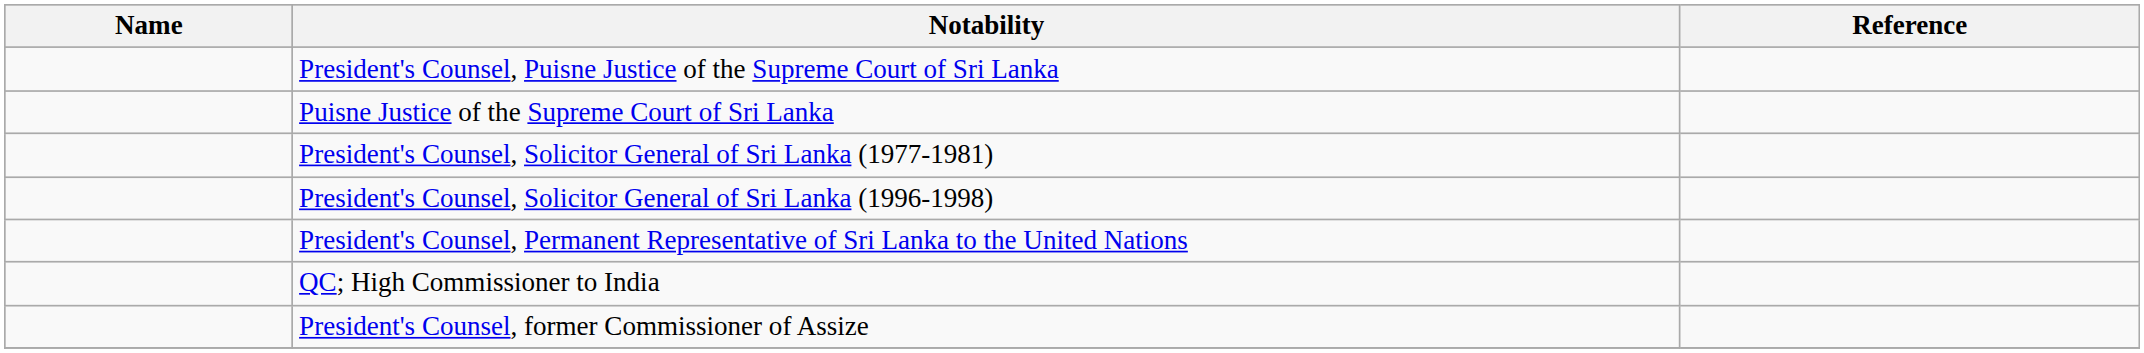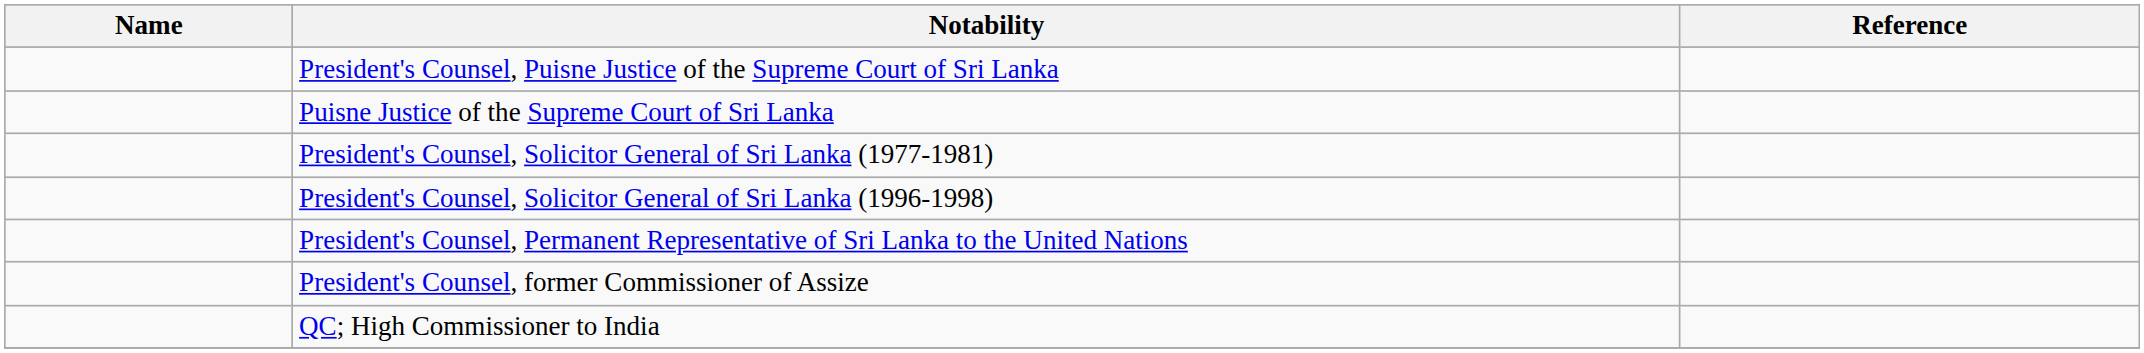rows swapped: (584, 326) <-> (479, 283)
